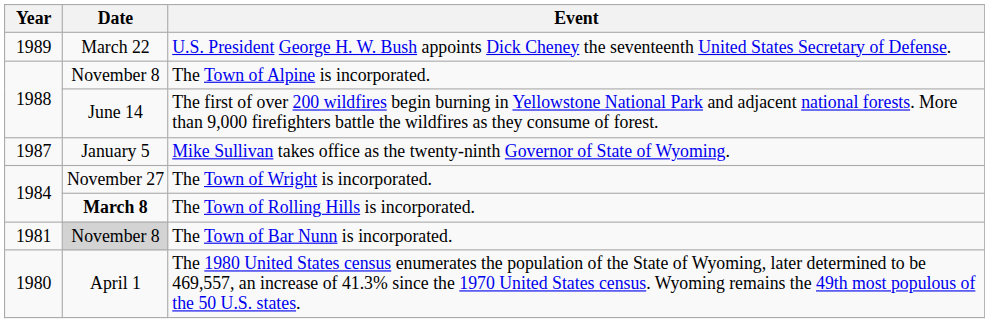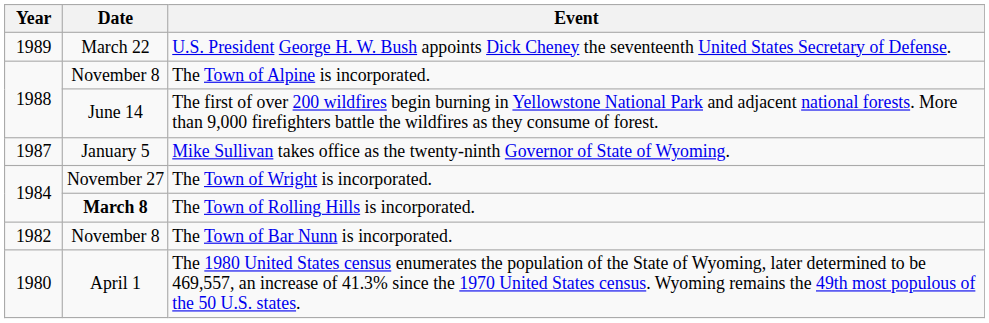(34, 235) 1981 -> (34, 235) 1982
(115, 235) lightgrey background -> (115, 235) no background
